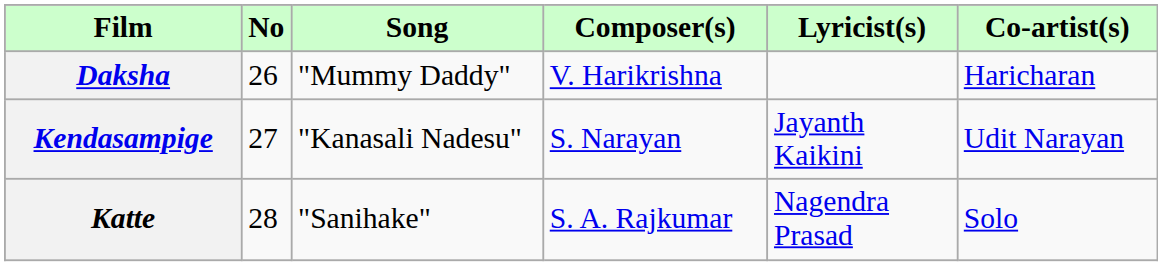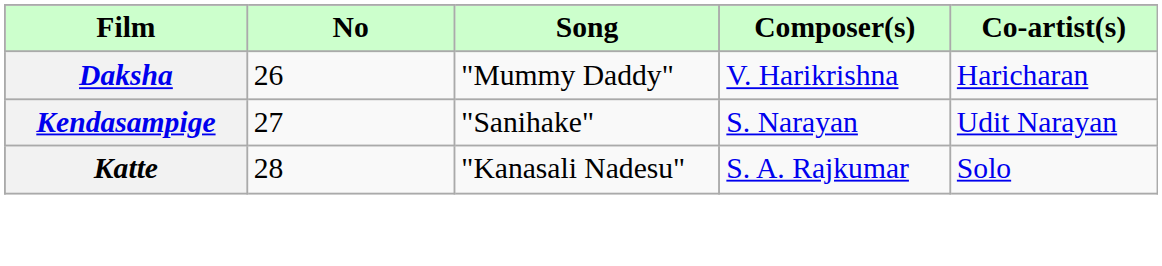- column: (862, 27)
(410, 138) "Kanasali Nadesu" -> (528, 121) "Sanihake"
(364, 218) "Sanihake" -> (573, 168) "Kanasali Nadesu"
